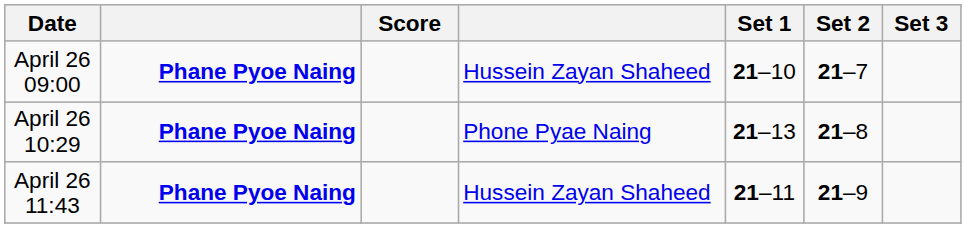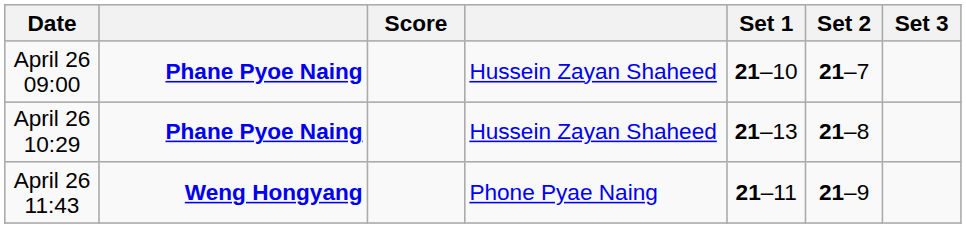(557, 132) Phone Pyae Naing -> (593, 132) Hussein Zayan Shaheed
(257, 193) Phane Pyoe Naing -> (274, 193) Weng Hongyang
(587, 193) Hussein Zayan Shaheed -> (564, 193) Phone Pyae Naing
